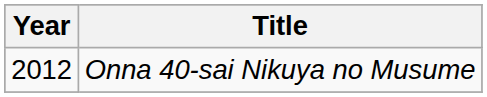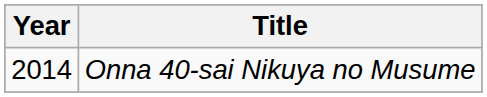(42, 69) 2012 -> (42, 69) 2014
